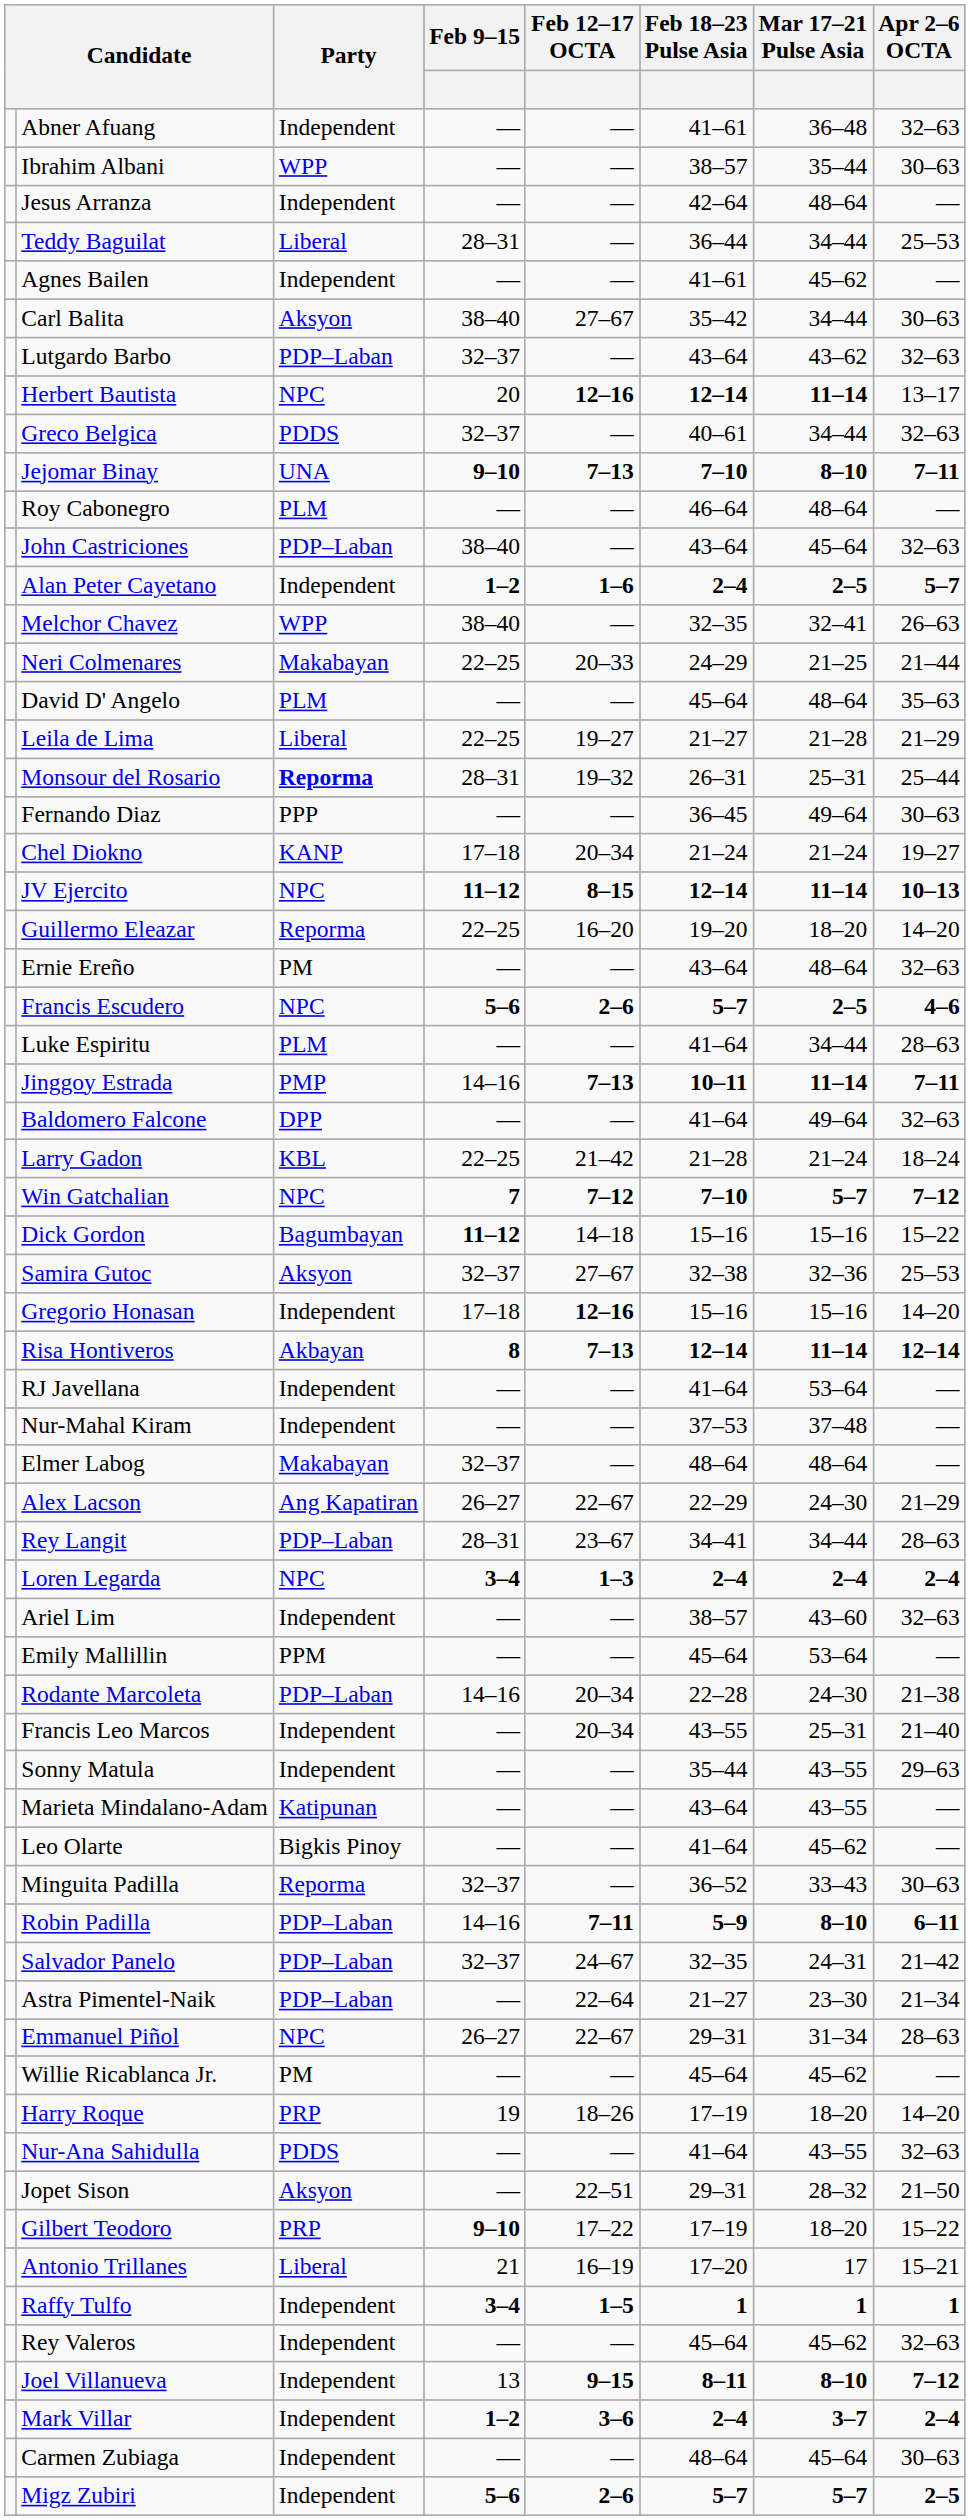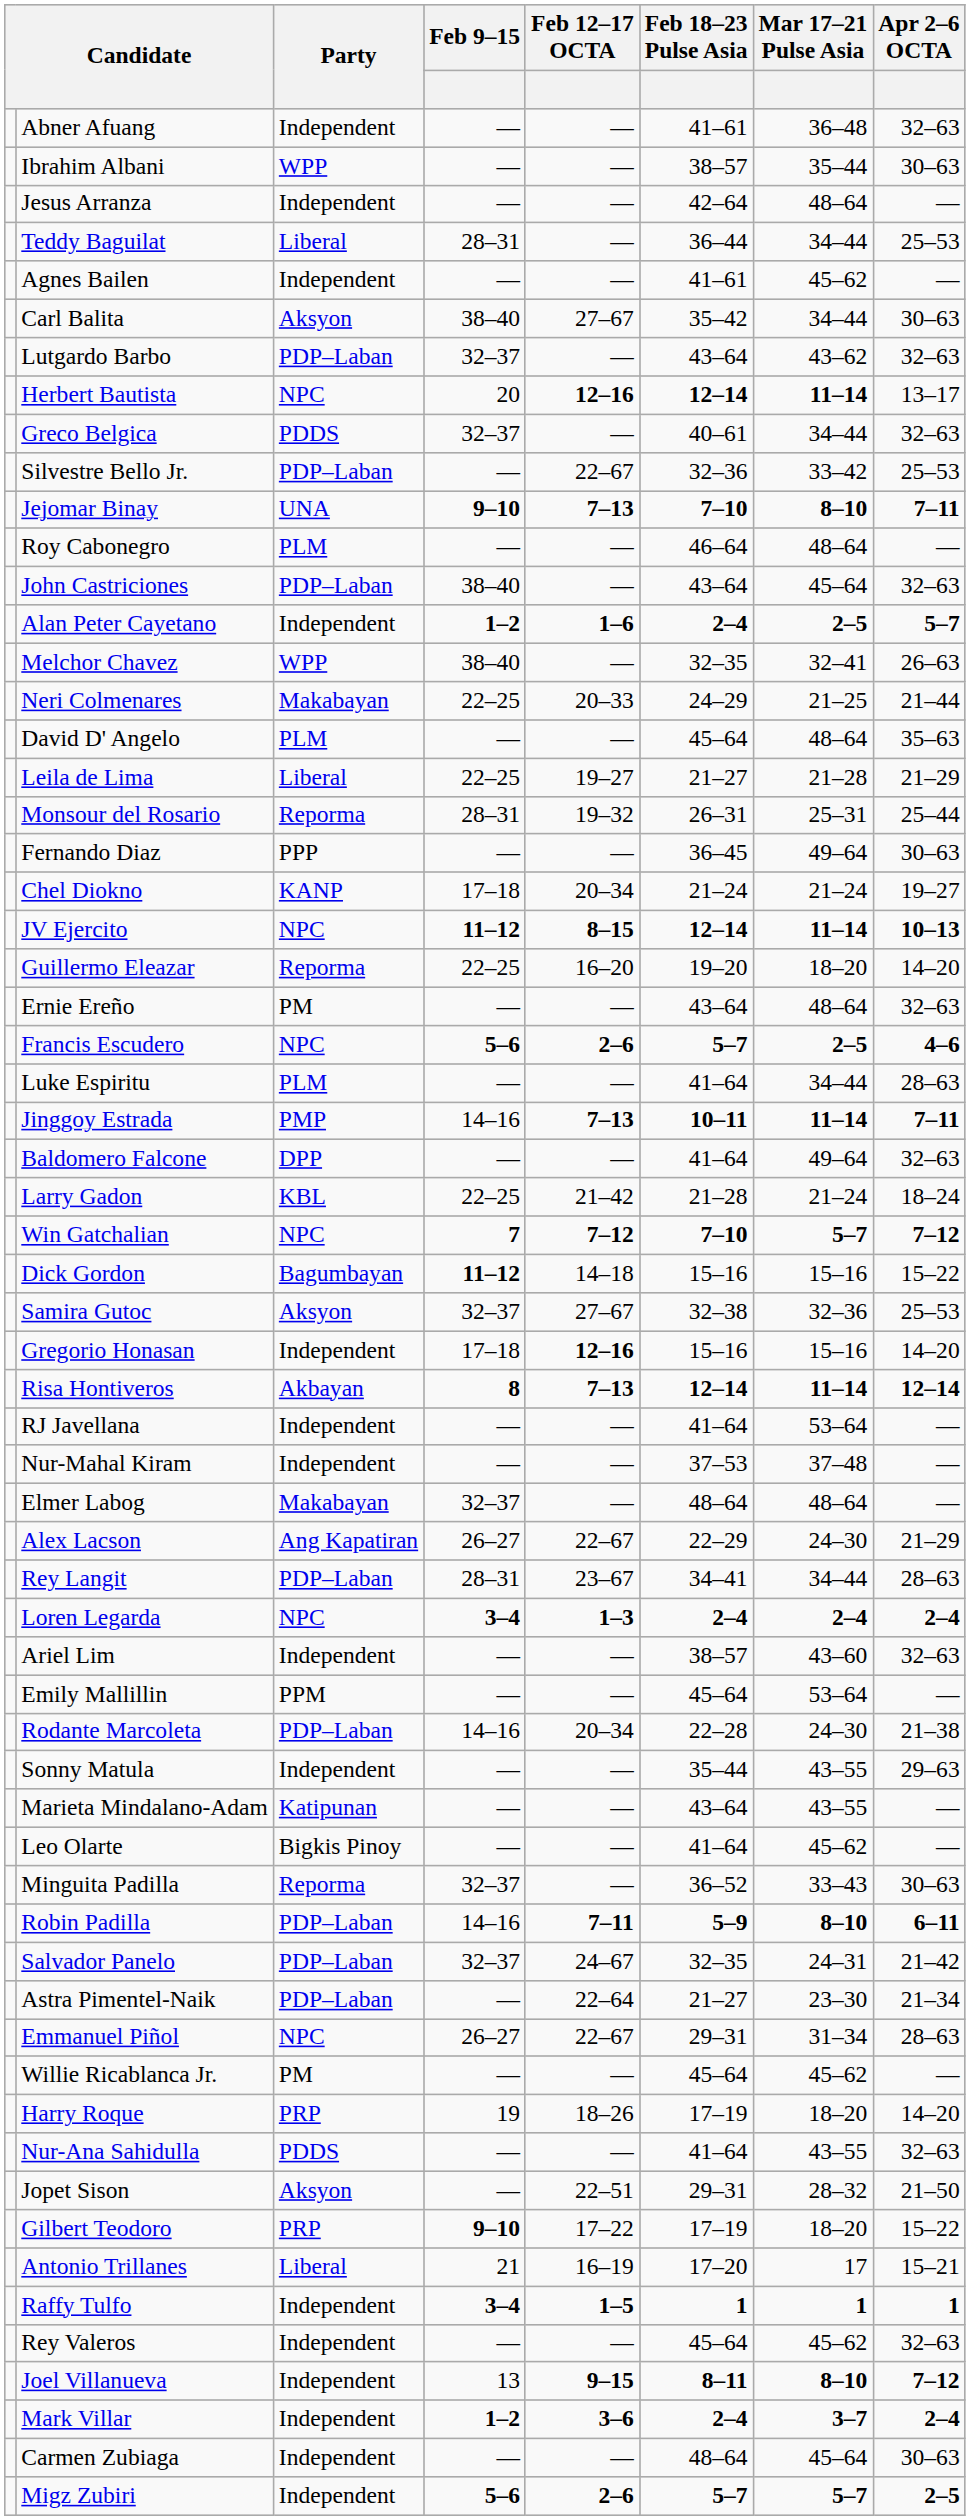+ row: (105, 470)
(326, 776) bold -> (322, 814) normal
- row: (115, 1731)
